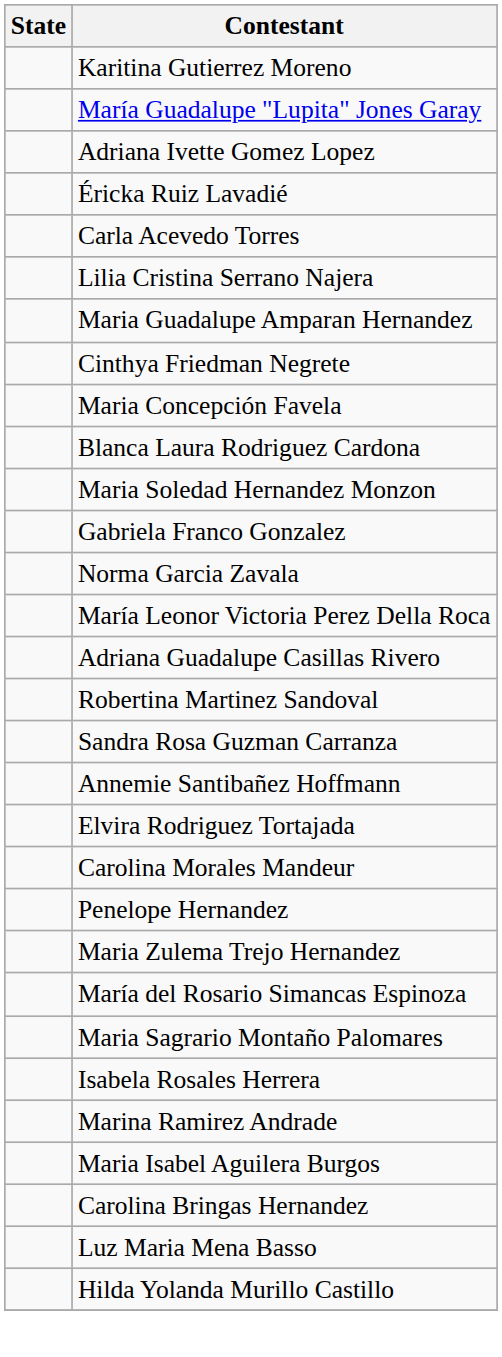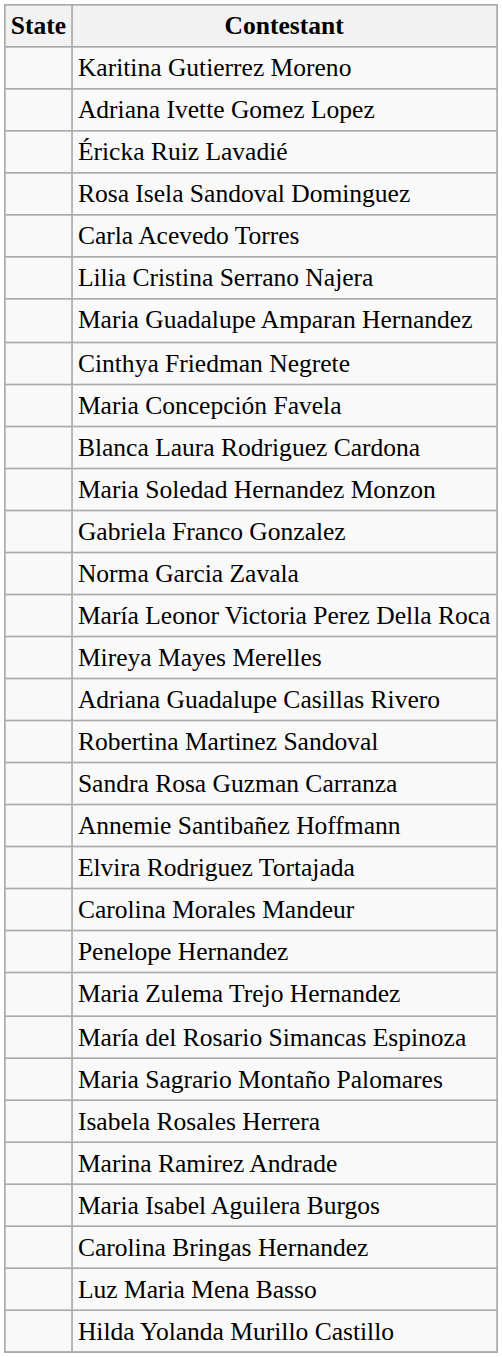- row: (280, 109)
+ row: (244, 194)
+ row: (200, 657)
